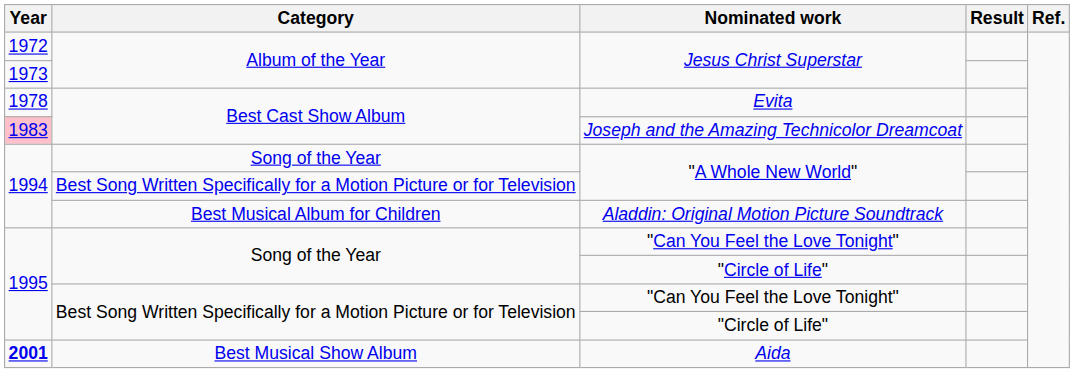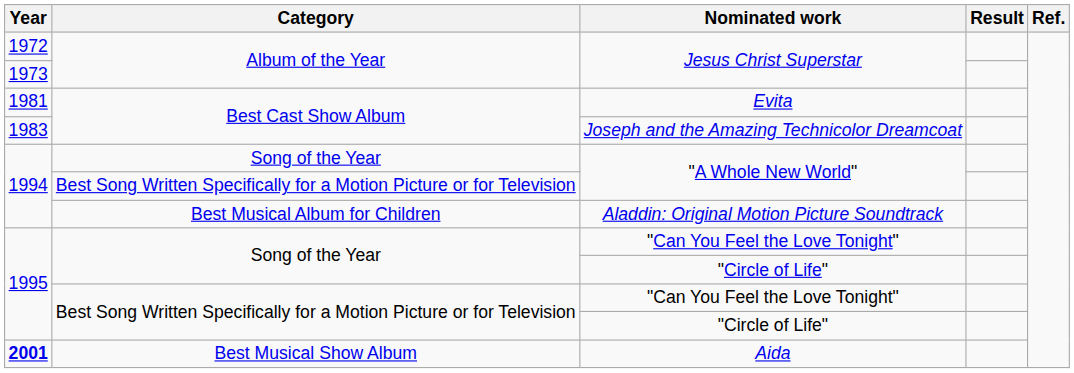(28, 102) 1978 -> (28, 102) 1981
(28, 130) pink background -> (28, 130) no background
